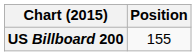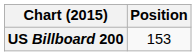(159, 39) 155 -> (159, 39) 153
